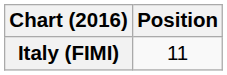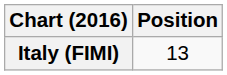(178, 53) 11 -> (178, 53) 13
